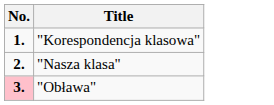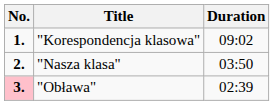+ column: (236, 16)
